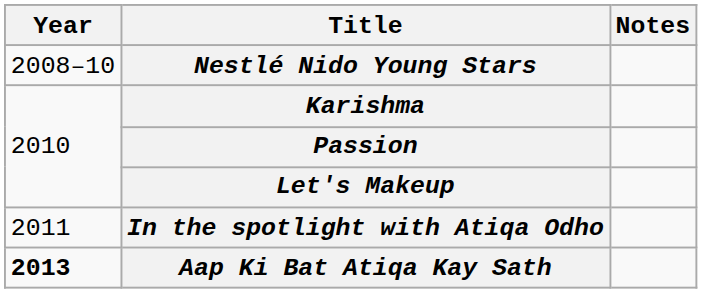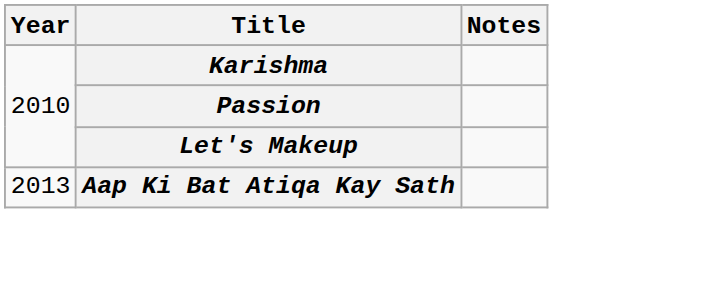- row: (365, 66)
- row: (365, 228)
(41, 268) bold -> (41, 187) normal
